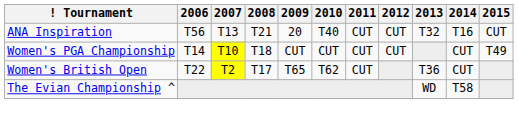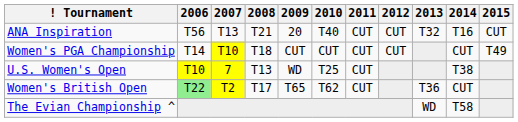+ row: (67, 70)
(194, 70) no background -> (194, 89) lightgreen background
